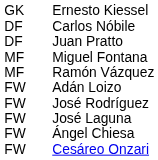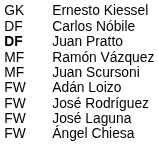(13, 41) normal -> (13, 41) bold
- row: (100, 57)
+ row: (96, 72)
- row: (101, 149)
